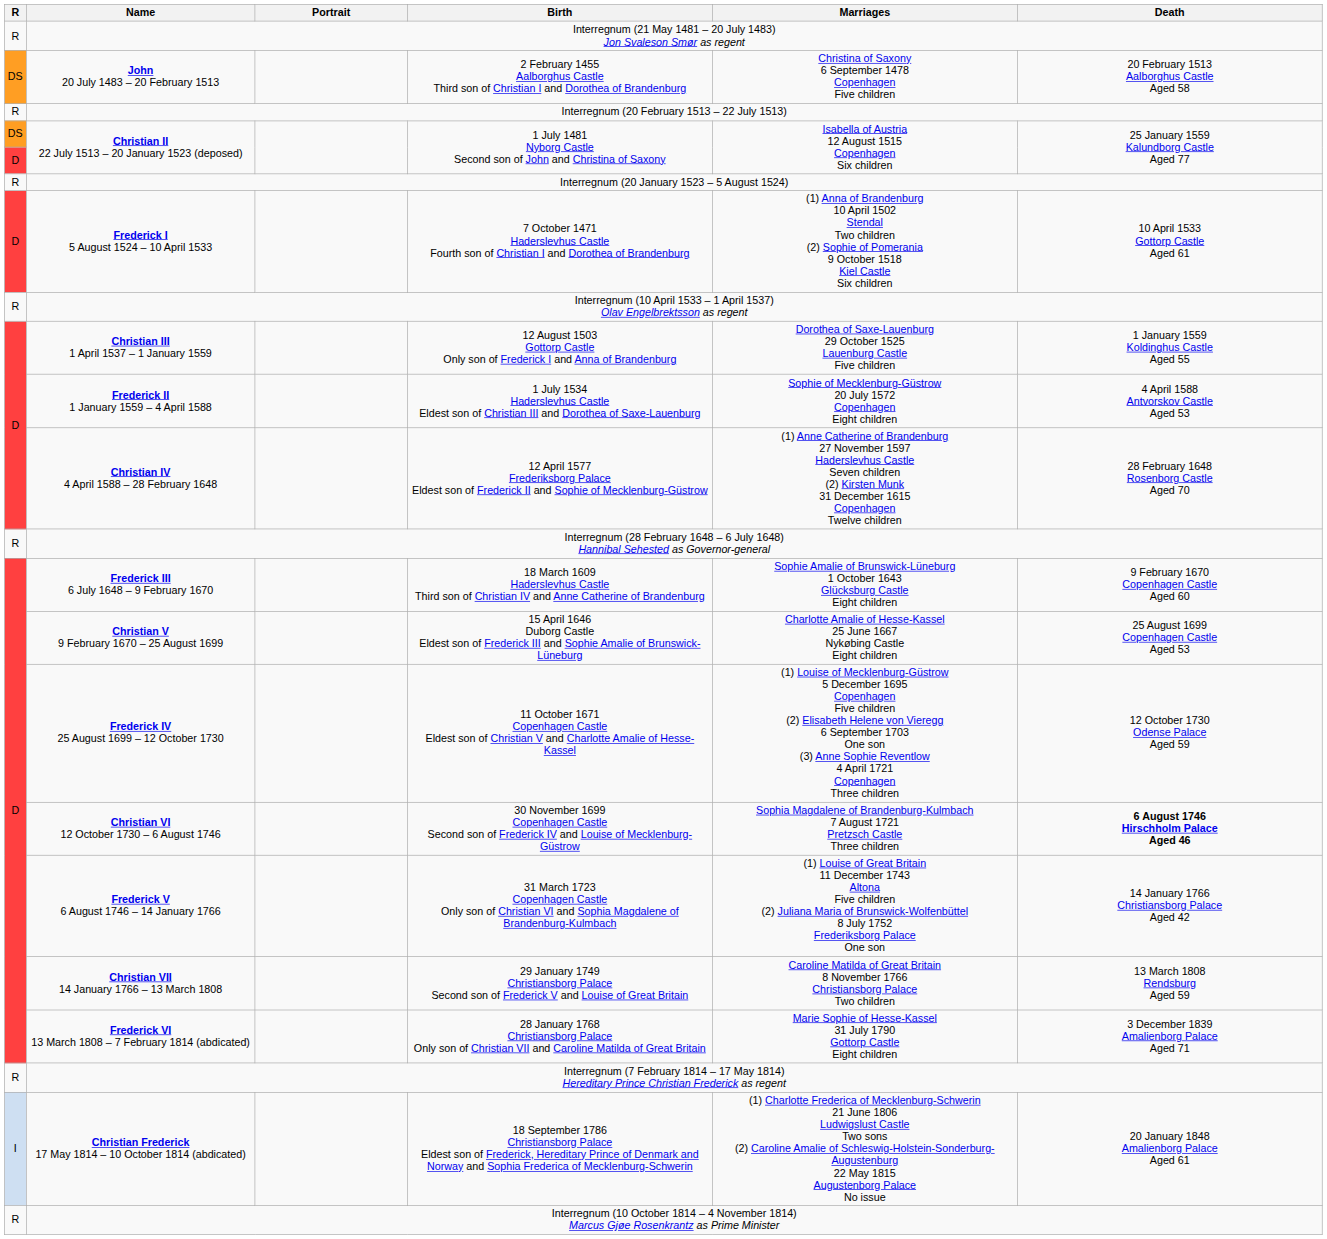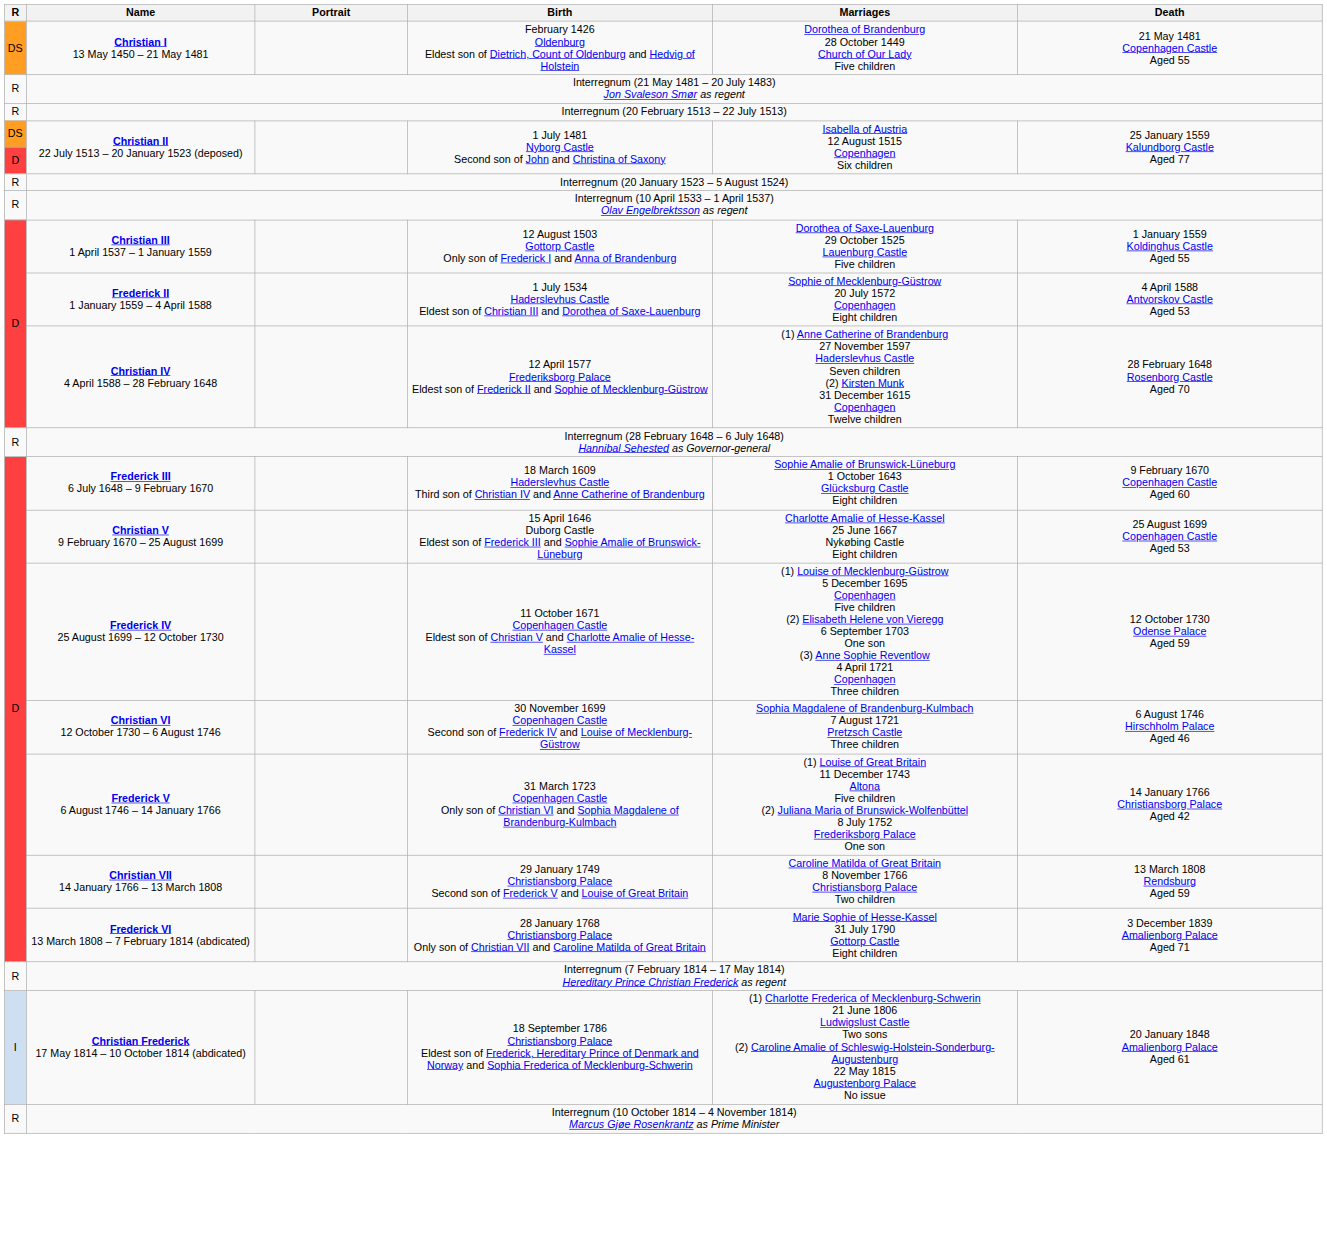+ row: (15, 48)
- row: (15, 77)
- row: (15, 241)
(1170, 828) bold -> (1170, 727) normal
